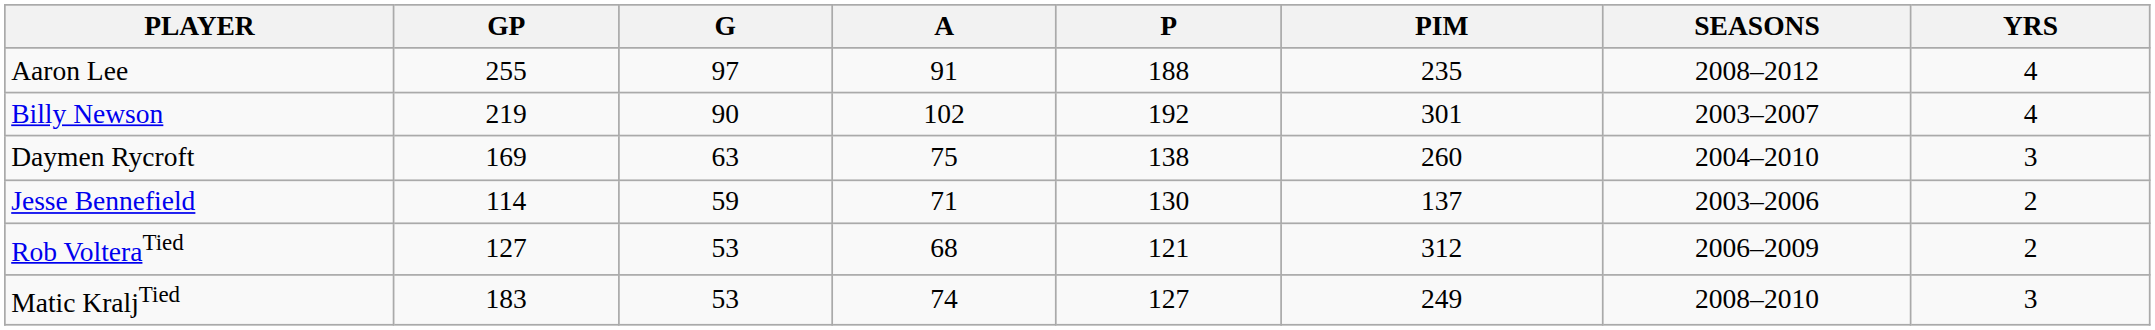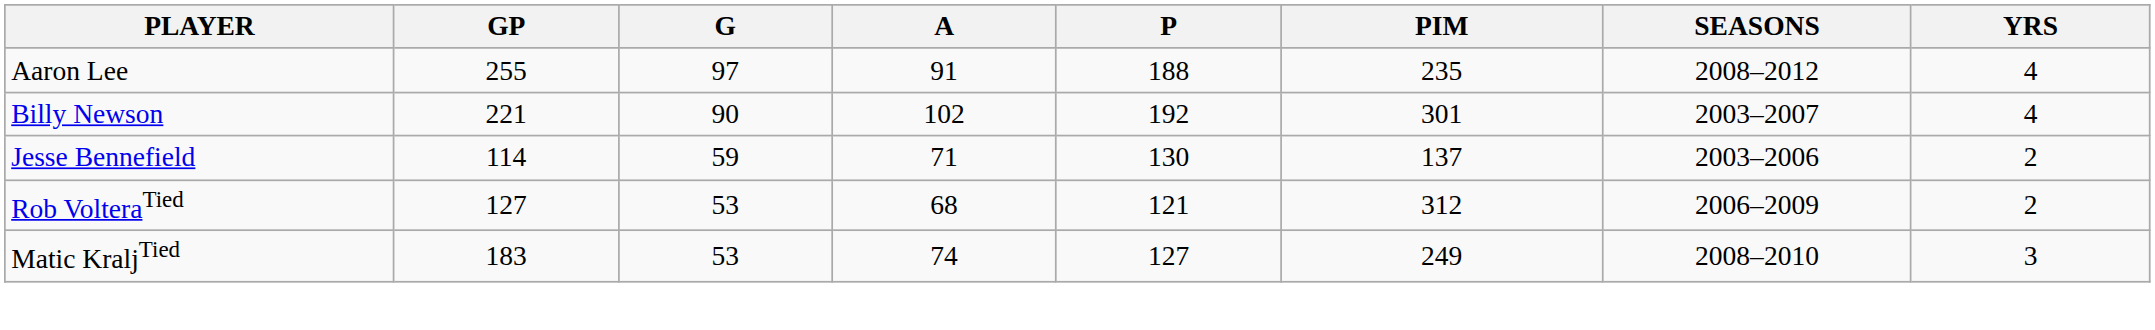(506, 113) 219 -> (506, 113) 221
- row: (103, 157)
